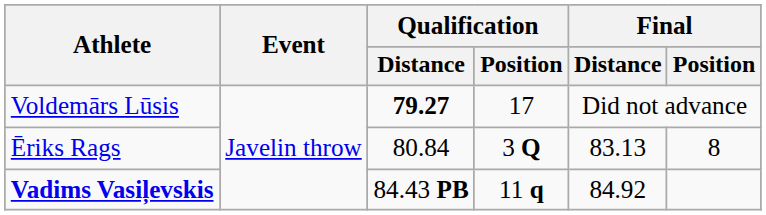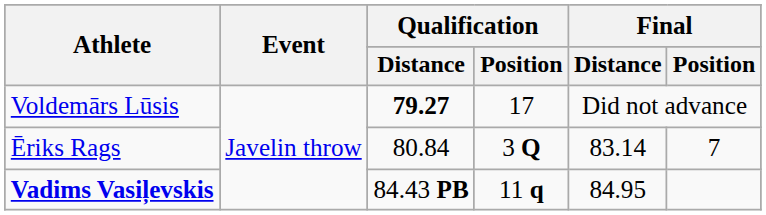(618, 148) 83.13 -> (618, 148) 83.14
(714, 148) 8 -> (714, 148) 7
(618, 189) 84.92 -> (618, 189) 84.95
